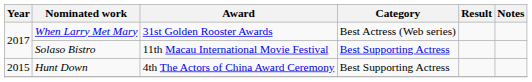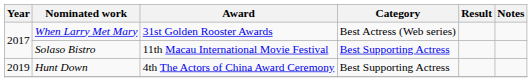(18, 67) 2015 -> (18, 67) 2019
